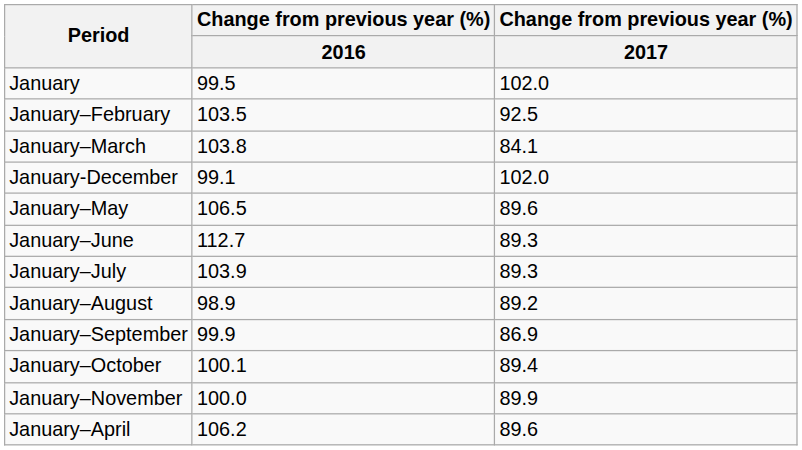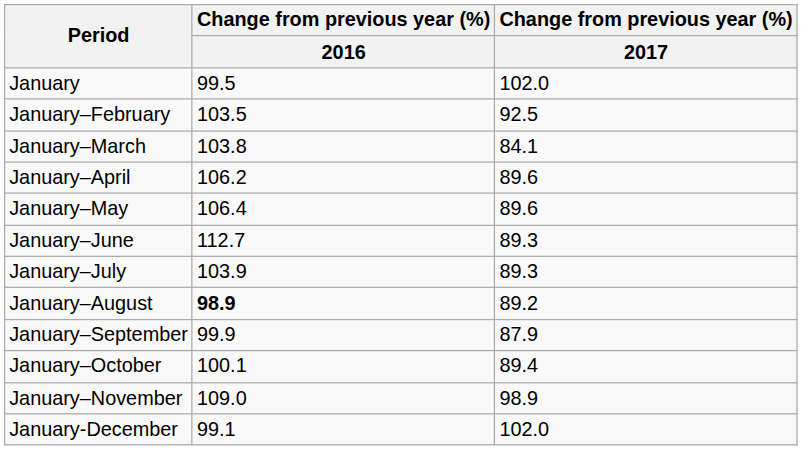rows swapped: (70, 429) <-> (94, 177)
(222, 209) 106.5 -> (222, 209) 106.4
(216, 303) normal -> (216, 303) bold
(519, 334) 86.9 -> (519, 334) 87.9
(222, 397) 100.0 -> (222, 397) 109.0
(519, 397) 89.9 -> (519, 397) 98.9
